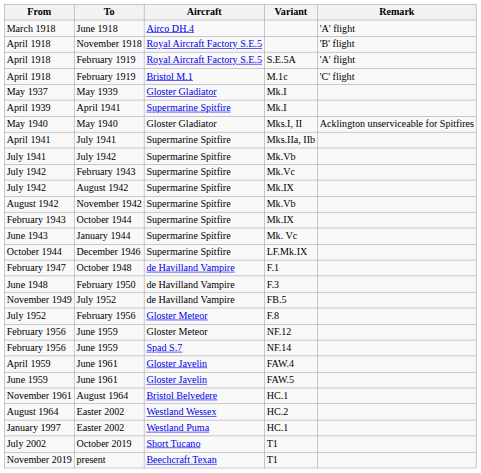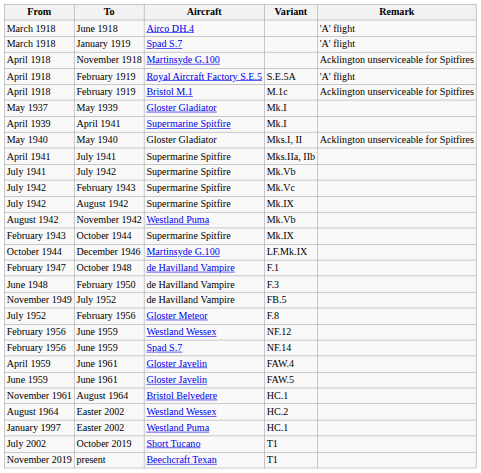+ row: (104, 44)
(204, 44) Royal Aircraft Factory S.E.5 -> (183, 60) Martinsyde G.100
(337, 44) 'B' flight -> (397, 60) Acklington unserviceable for Spitfires
(337, 76) 'C' flight -> (397, 92) Acklington unserviceable for Spitfires
(189, 204) Supermarine Spitfire -> (178, 220) Westland Puma
- row: (104, 236)
(189, 252) Supermarine Spitfire -> (183, 252) Martinsyde G.100
(177, 332) Gloster Meteor -> (181, 332) Westland Wessex
